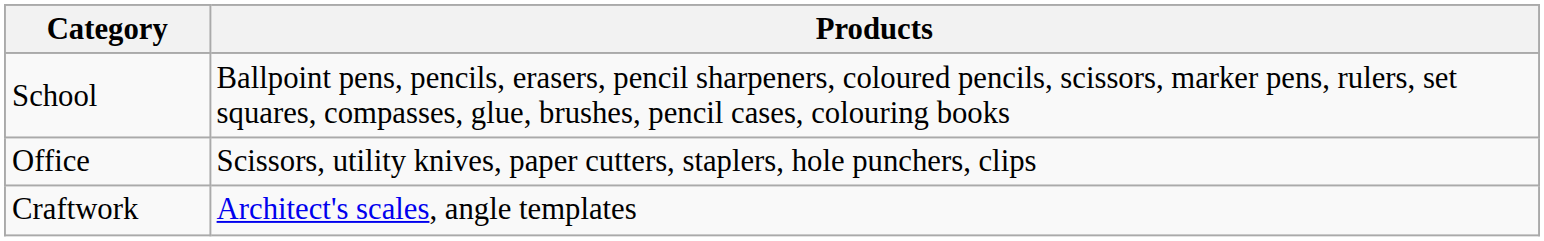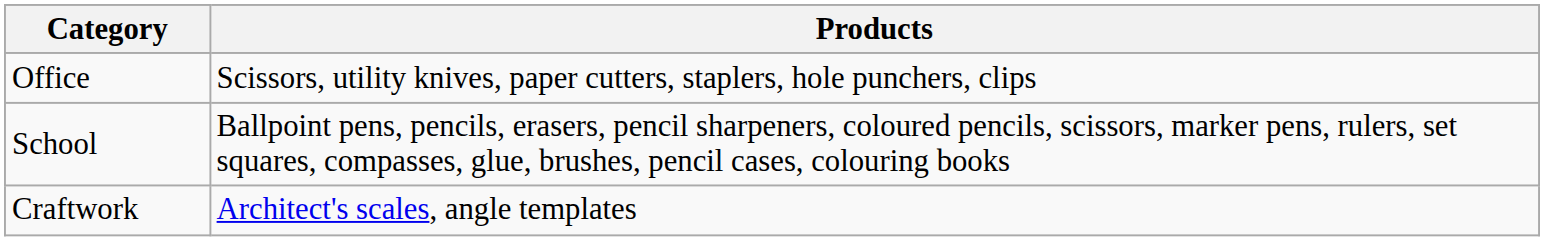rows swapped: (55, 94) <-> (51, 160)
